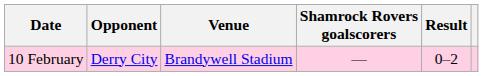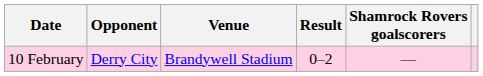columns swapped: (446, 25) <-> (359, 25)
